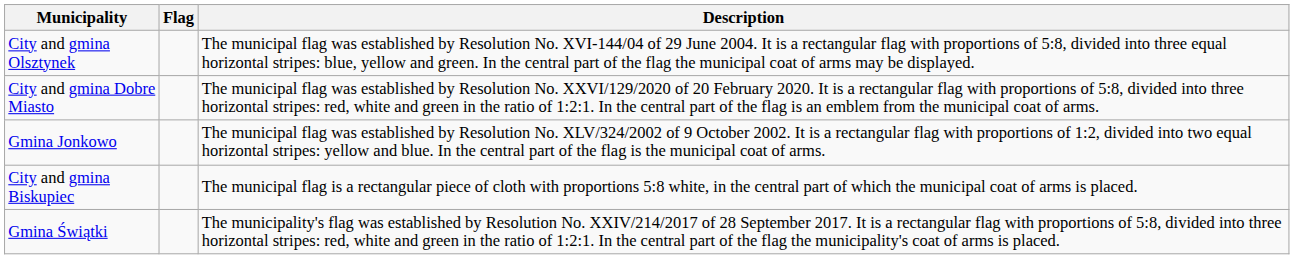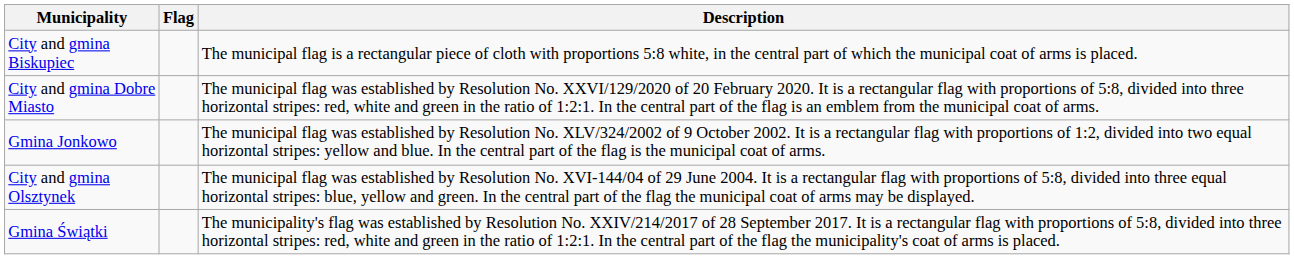rows swapped: (59, 187) <-> (59, 52)
